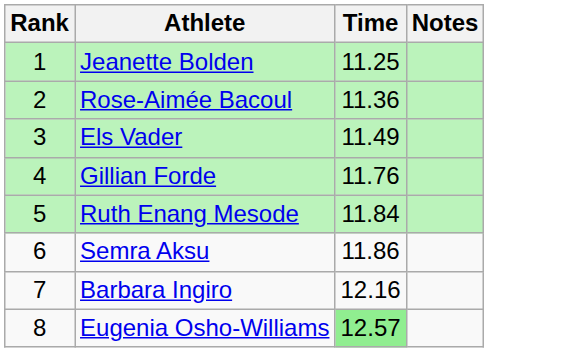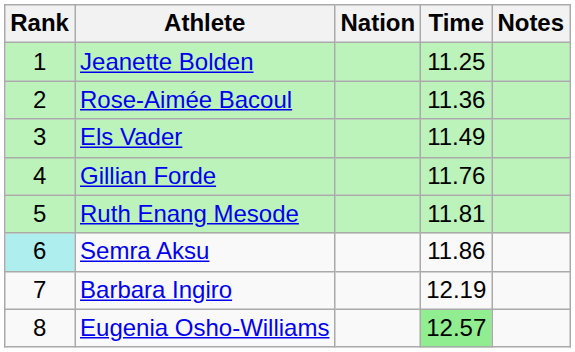+ column: (378, 23)
(371, 213) 11.84 -> (456, 213) 11.81
(40, 251) no background -> (40, 251) paleturquoise background
(371, 289) 12.16 -> (456, 289) 12.19
